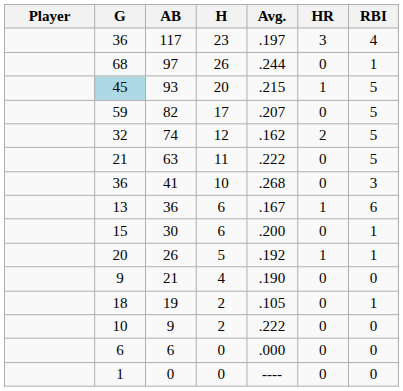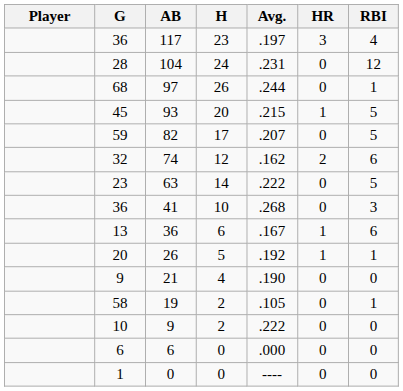+ row: (171, 64)
(120, 87) lightblue background -> (120, 111) no background
(373, 135) 5 -> (373, 159) 6
(120, 159) 21 -> (120, 183) 23
(221, 159) 11 -> (221, 183) 14
- row: (171, 231)
(120, 302) 18 -> (120, 302) 58
